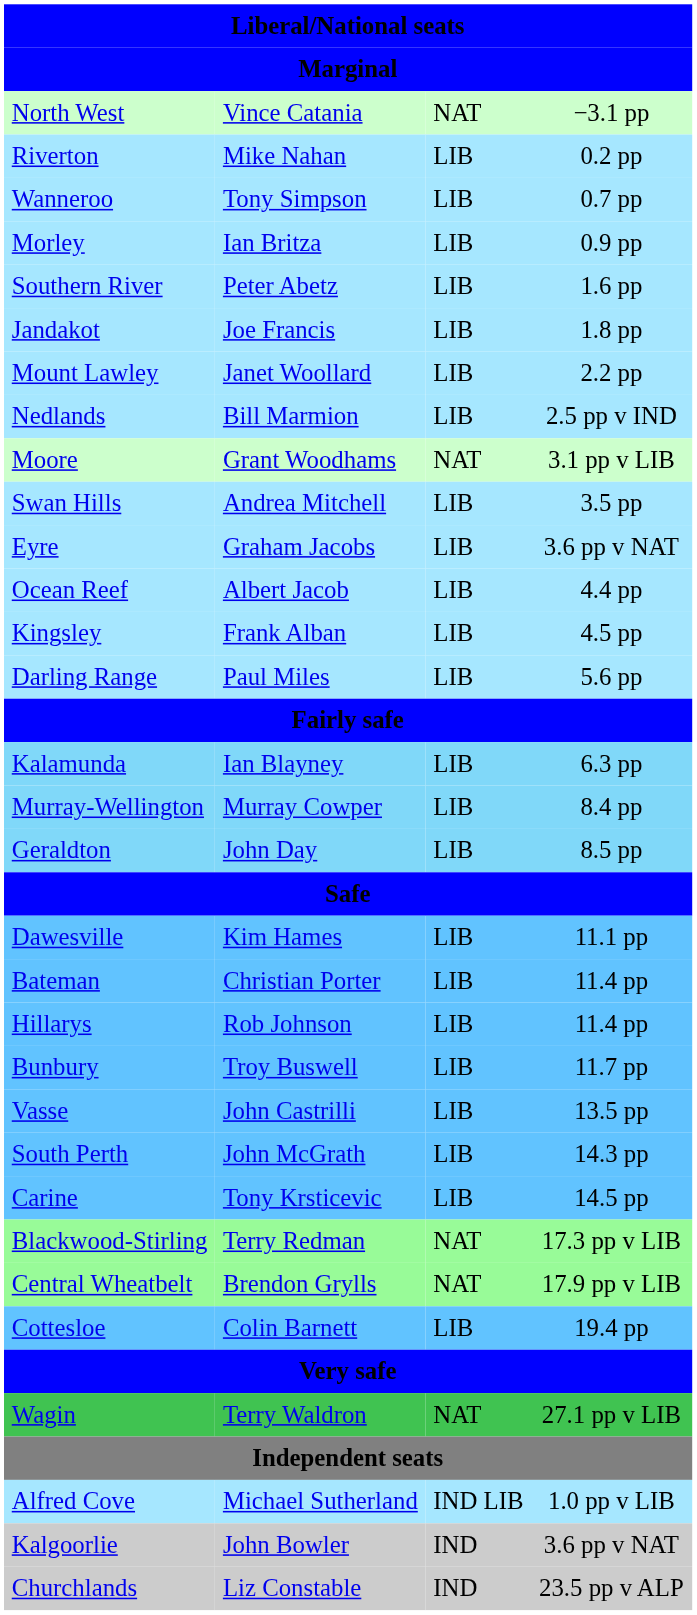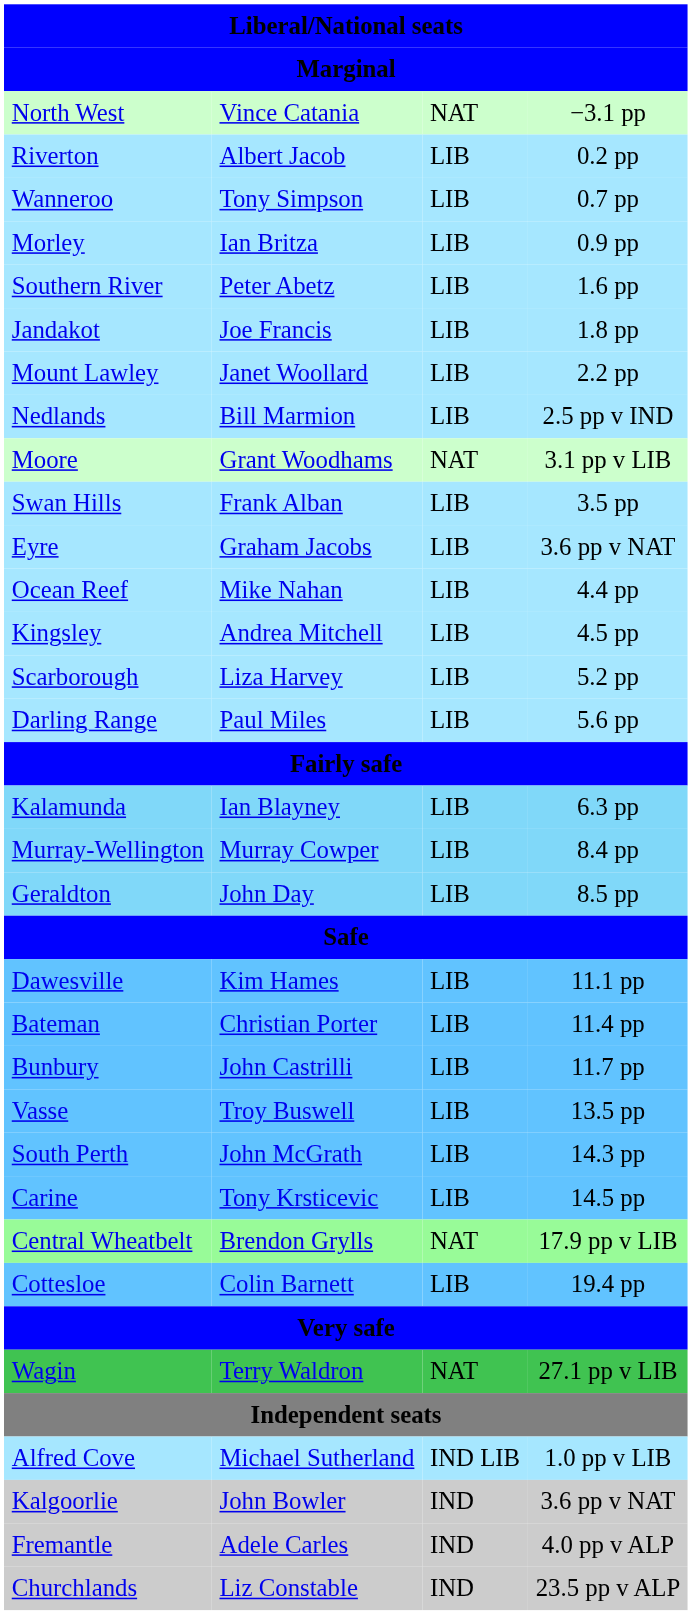(285, 156) Mike Nahan -> (282, 156) Albert Jacob
(304, 503) Andrea Mitchell -> (281, 503) Frank Alban
(286, 590) Albert Jacob -> (281, 590) Mike Nahan
(285, 633) Frank Alban -> (301, 633) Andrea Mitchell
+ row: (75, 677)
- row: (52, 1024)
(290, 1067) Troy Buswell -> (286, 1067) John Castrilli
(289, 1111) John Castrilli -> (287, 1111) Troy Buswell
- row: (110, 1241)
+ row: (62, 1545)
